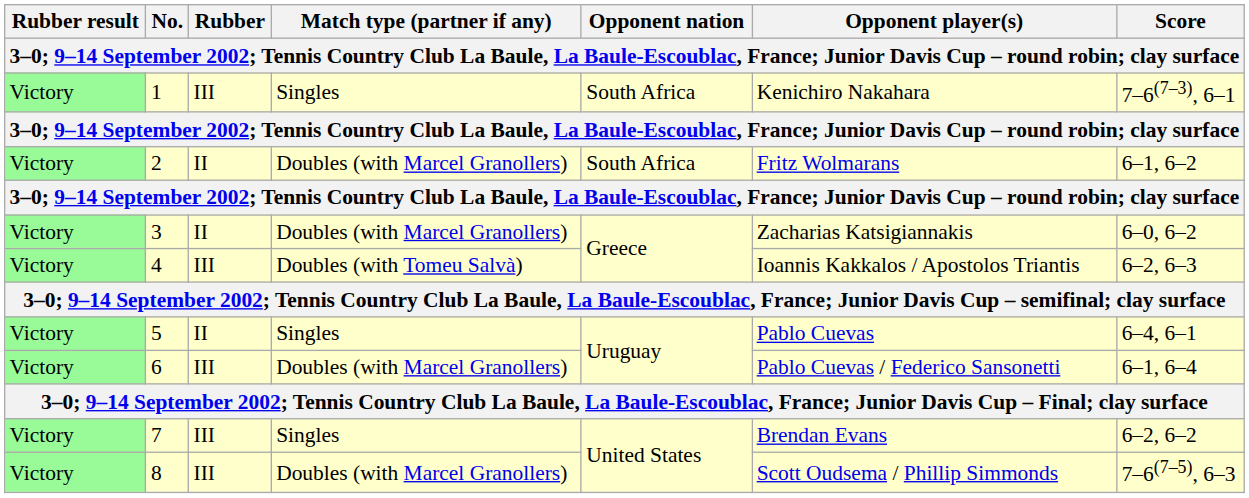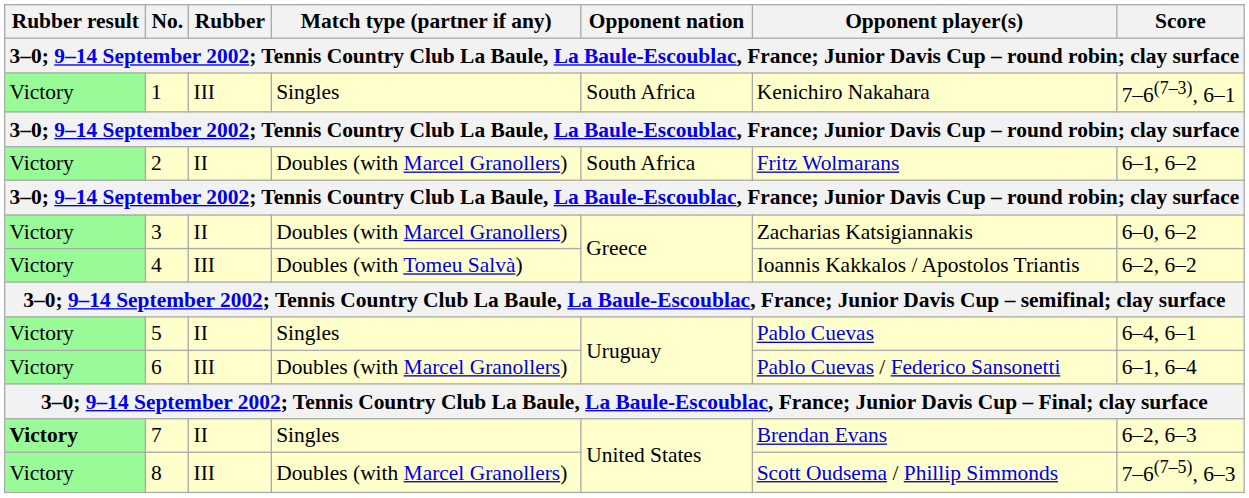(1159, 265) 6–2, 6–3 -> (1159, 265) 6–2, 6–2
(42, 435) normal -> (44, 435) bold
(204, 435) III -> (201, 435) II
(1159, 435) 6–2, 6–2 -> (1159, 435) 6–2, 6–3
